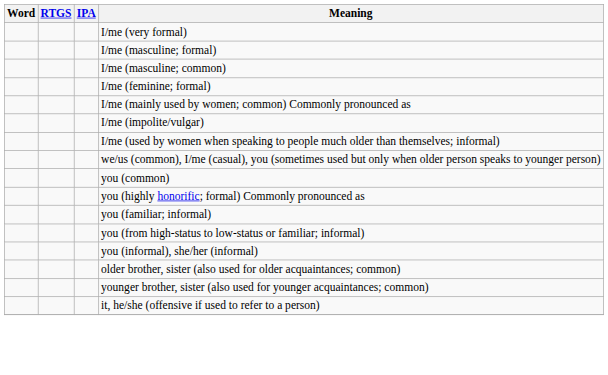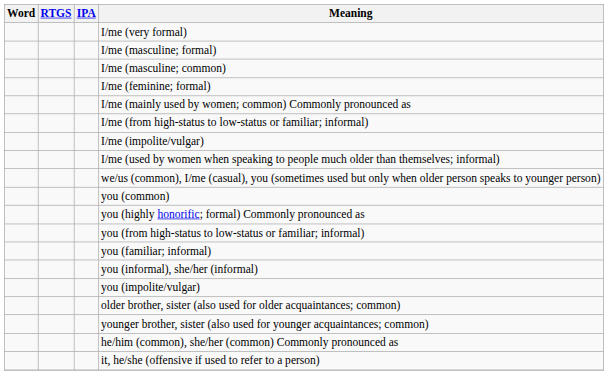+ row: (235, 123)
rows swapped: (156, 214) <-> (233, 232)
+ row: (151, 287)
+ row: (250, 342)
